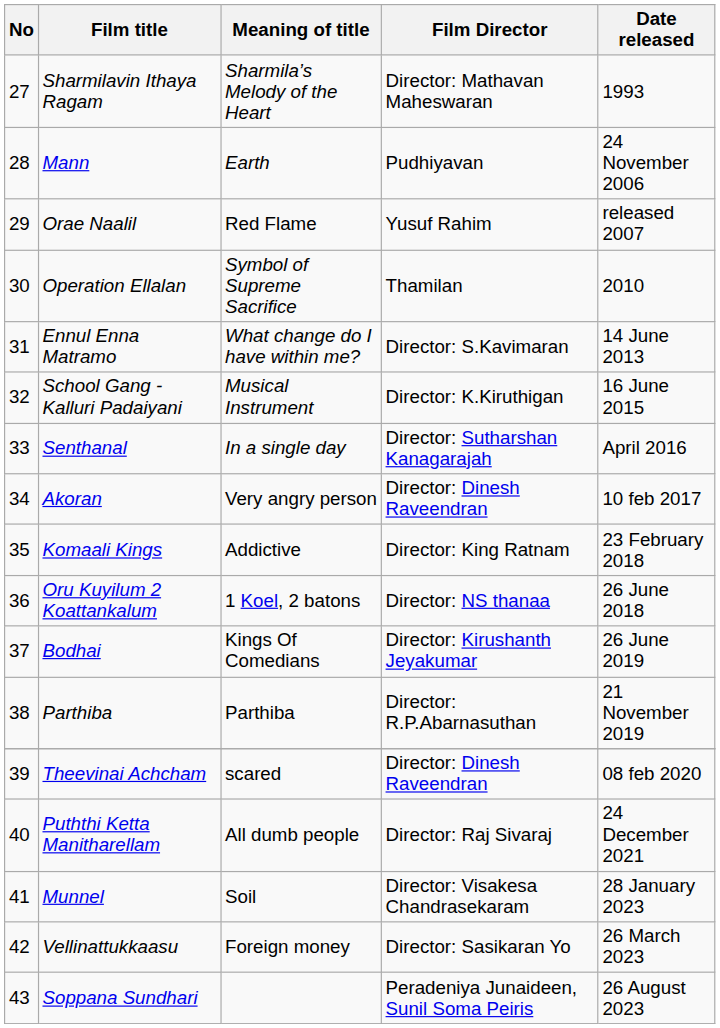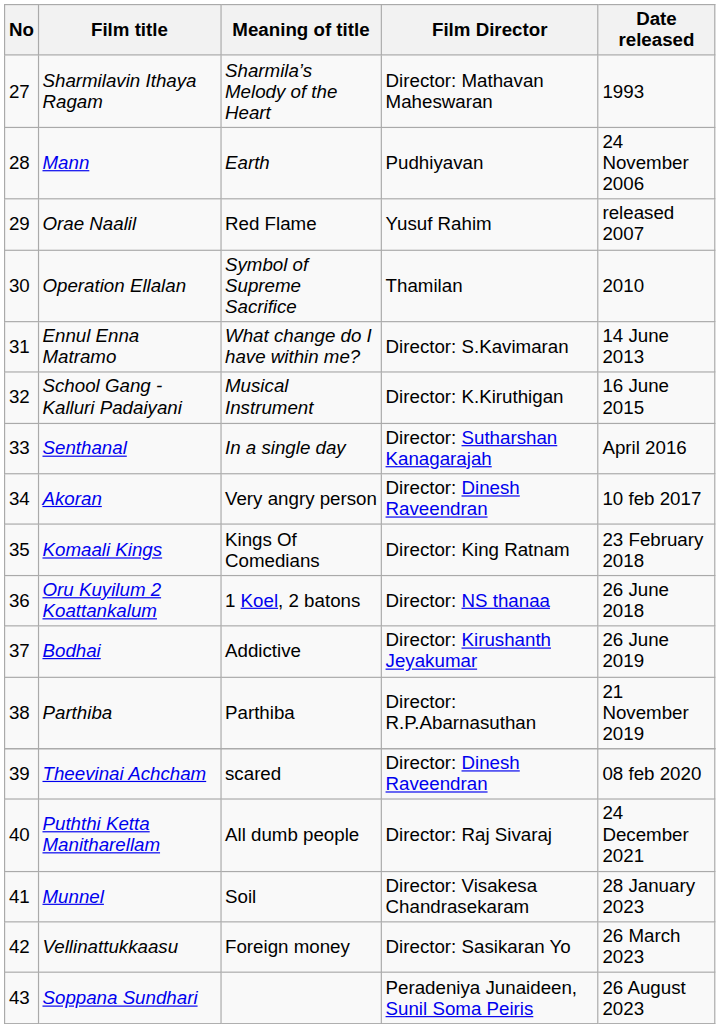(263, 549) Addictive -> (272, 549) Kings Of Comedians
(272, 651) Kings Of Comedians -> (263, 651) Addictive
